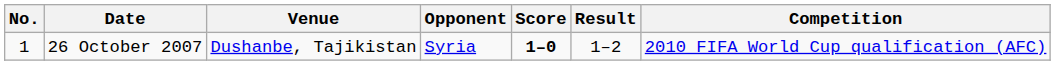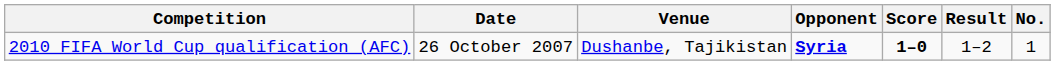columns swapped: (24, 19) <-> (846, 19)
(450, 47) normal -> (821, 47) bold
